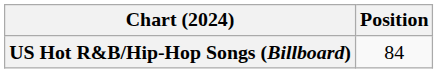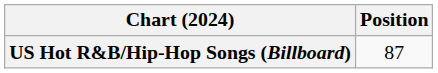(394, 51) 84 -> (394, 51) 87
